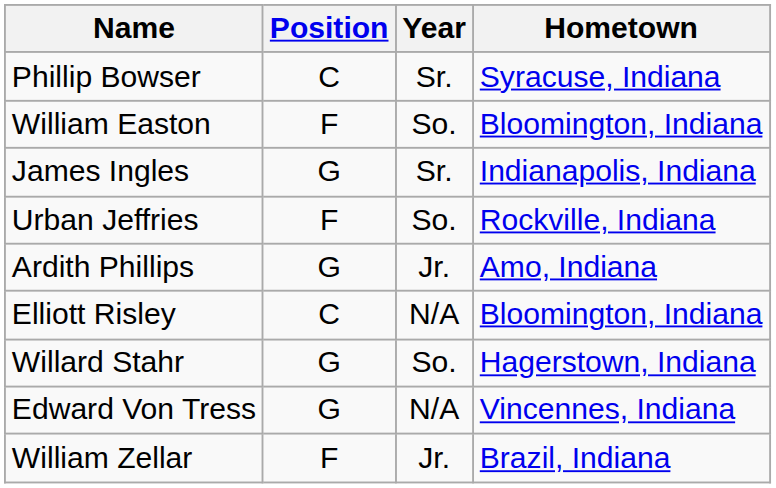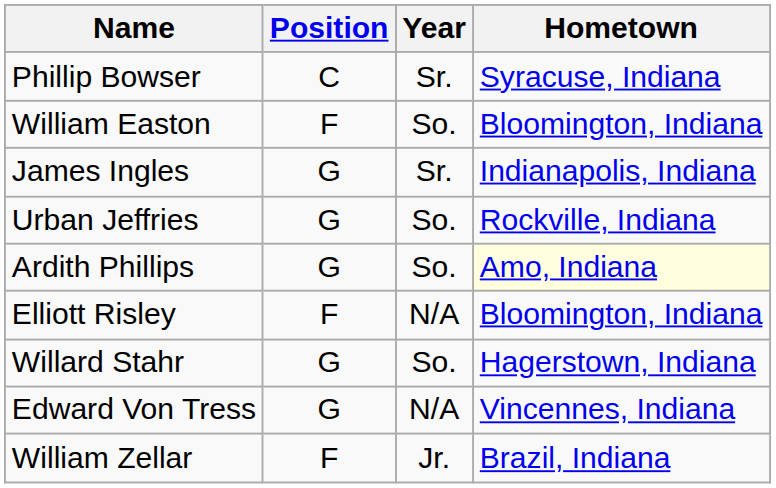(329, 219) F -> (329, 219) G
(434, 266) Jr. -> (434, 266) So.
(568, 266) no background -> (568, 266) lightyellow background
(329, 314) C -> (329, 314) F
